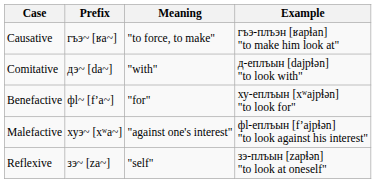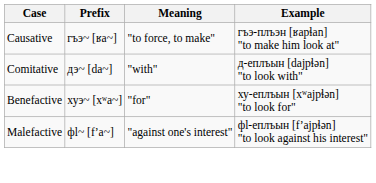(91, 100) фӏ~ [fʼa~] -> (95, 100) хуэ~ [xʷa~]
(95, 132) хуэ~ [xʷa~] -> (91, 132) фӏ~ [fʼa~]
- row: (29, 163)
